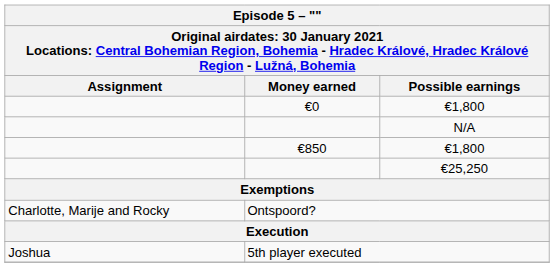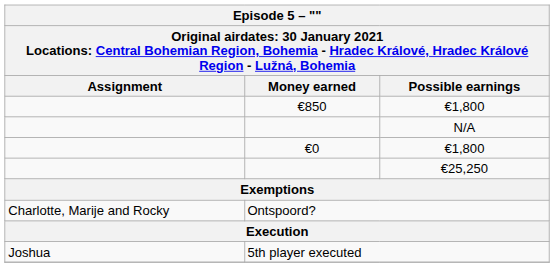rows swapped: (312, 107) <-> (312, 148)
